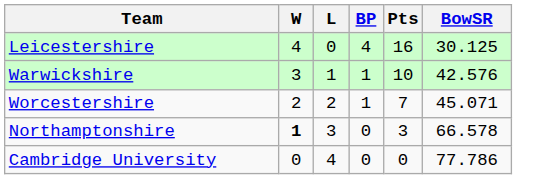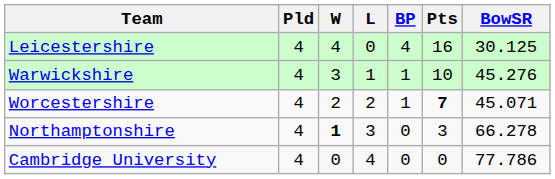+ column: (299, 19)
(467, 75) 42.576 -> (506, 75) 45.276
(403, 103) normal -> (442, 103) bold
(467, 131) 66.578 -> (506, 131) 66.278
